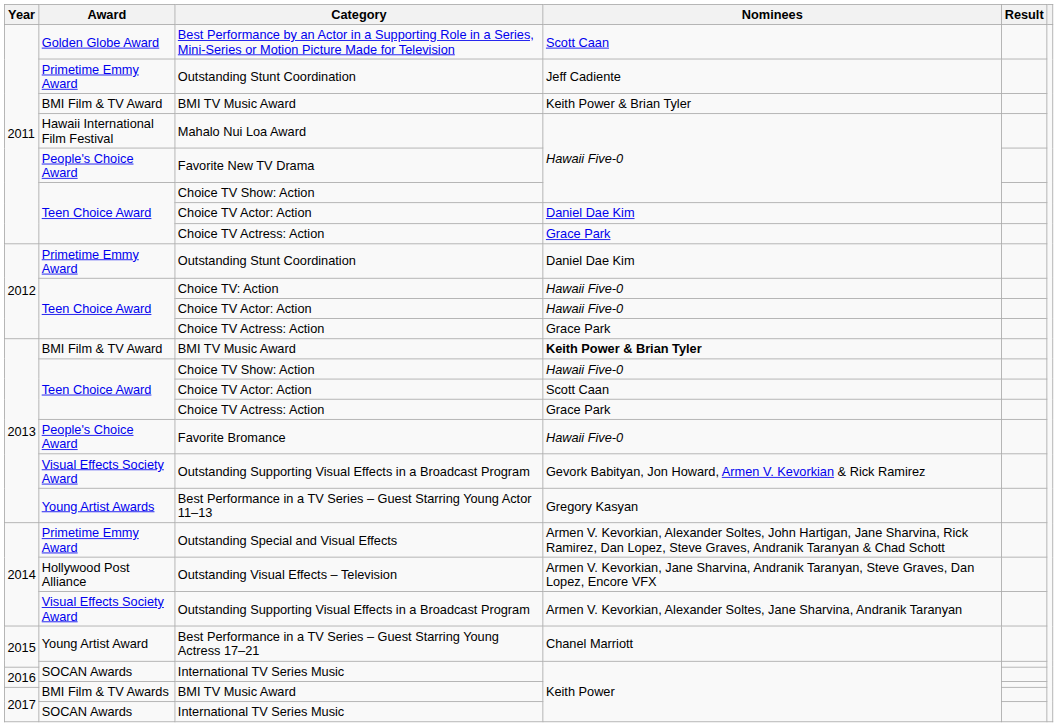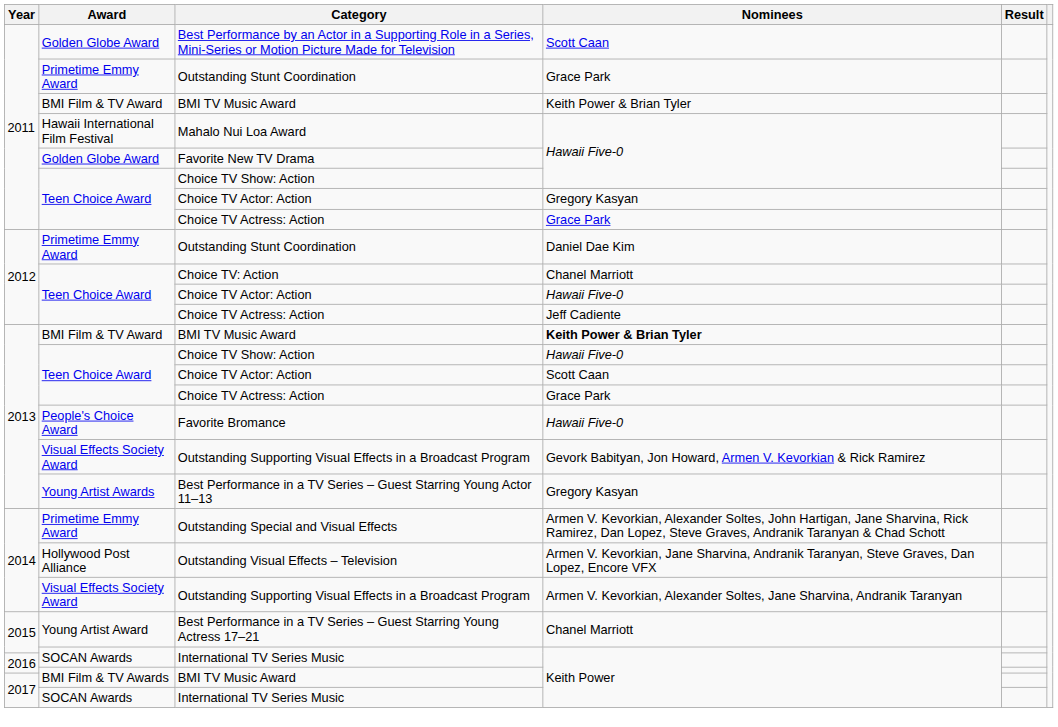(583, 77) Jeff Cadiente -> (578, 77) Grace Park
(88, 166) People's Choice Award -> (100, 159) Golden Globe Award
(590, 213) Daniel Dae Kim -> (592, 199) Gregory Kasyan
(585, 288) Hawaii Five-0 -> (590, 274) Chanel Marriott
(578, 329) Grace Park -> (583, 314) Jeff Cadiente
